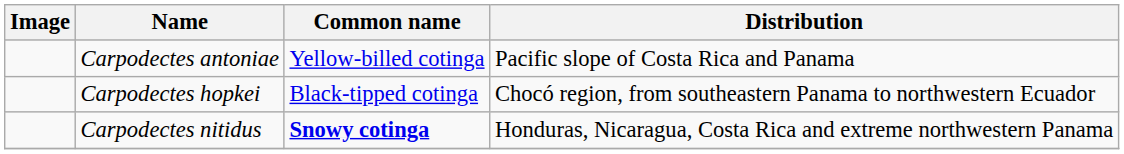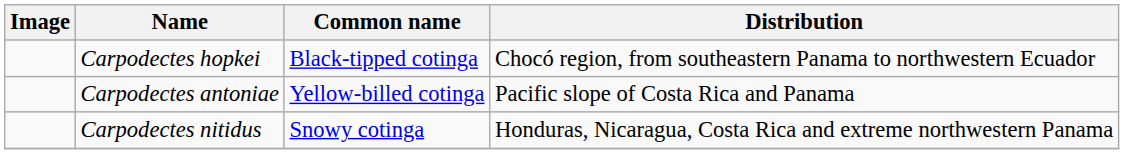rows swapped: (170, 93) <-> (180, 58)
(359, 129) bold -> (357, 129) normal
